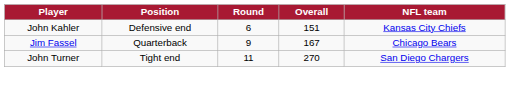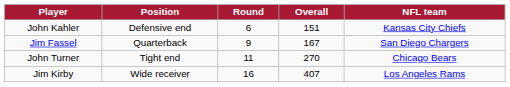(424, 43) Chicago Bears -> (424, 43) San Diego Chargers
(424, 58) San Diego Chargers -> (424, 58) Chicago Bears
+ row: (53, 74)
